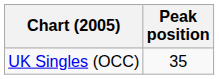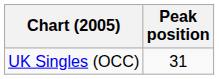(178, 61) 35 -> (178, 61) 31
